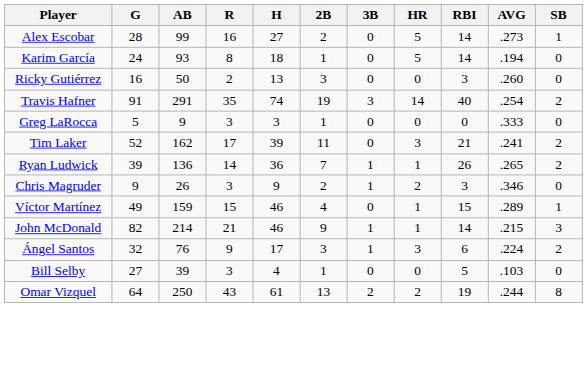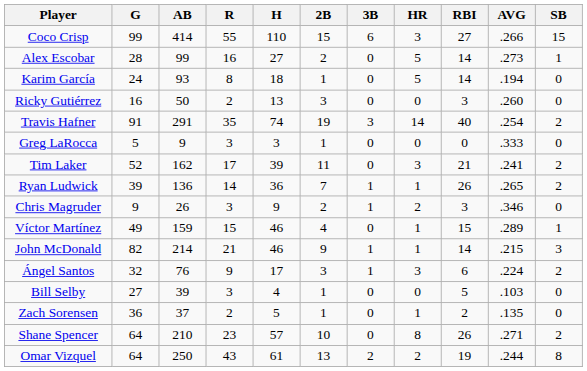+ row: (58, 36)
+ row: (58, 313)
+ row: (58, 334)
